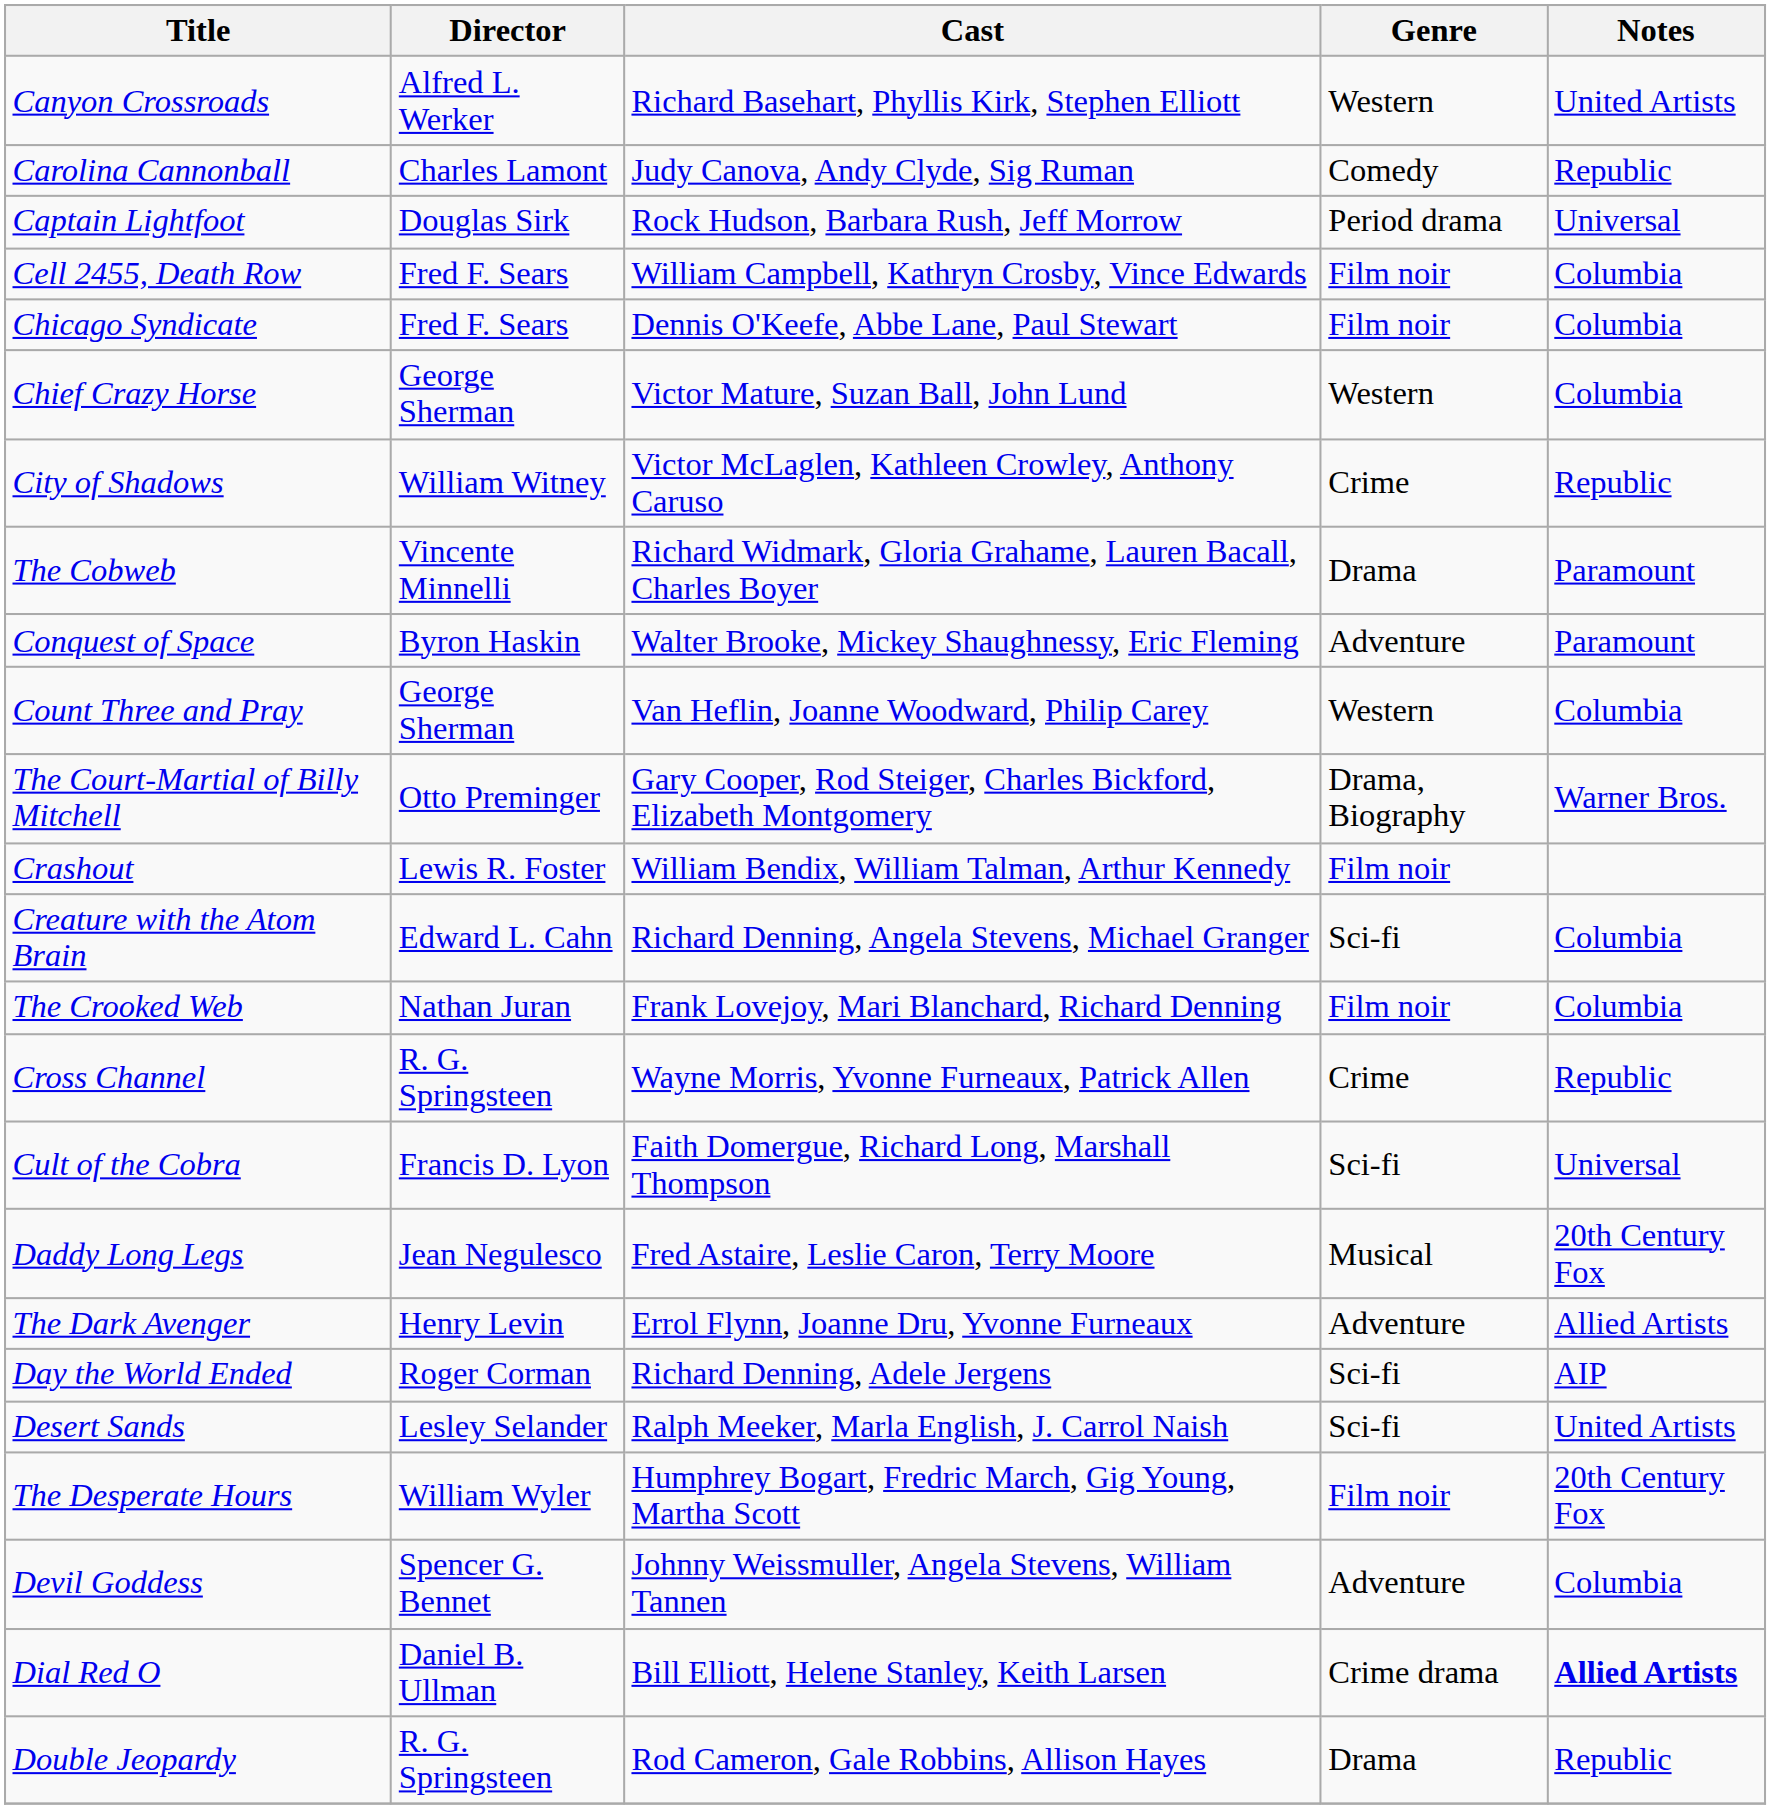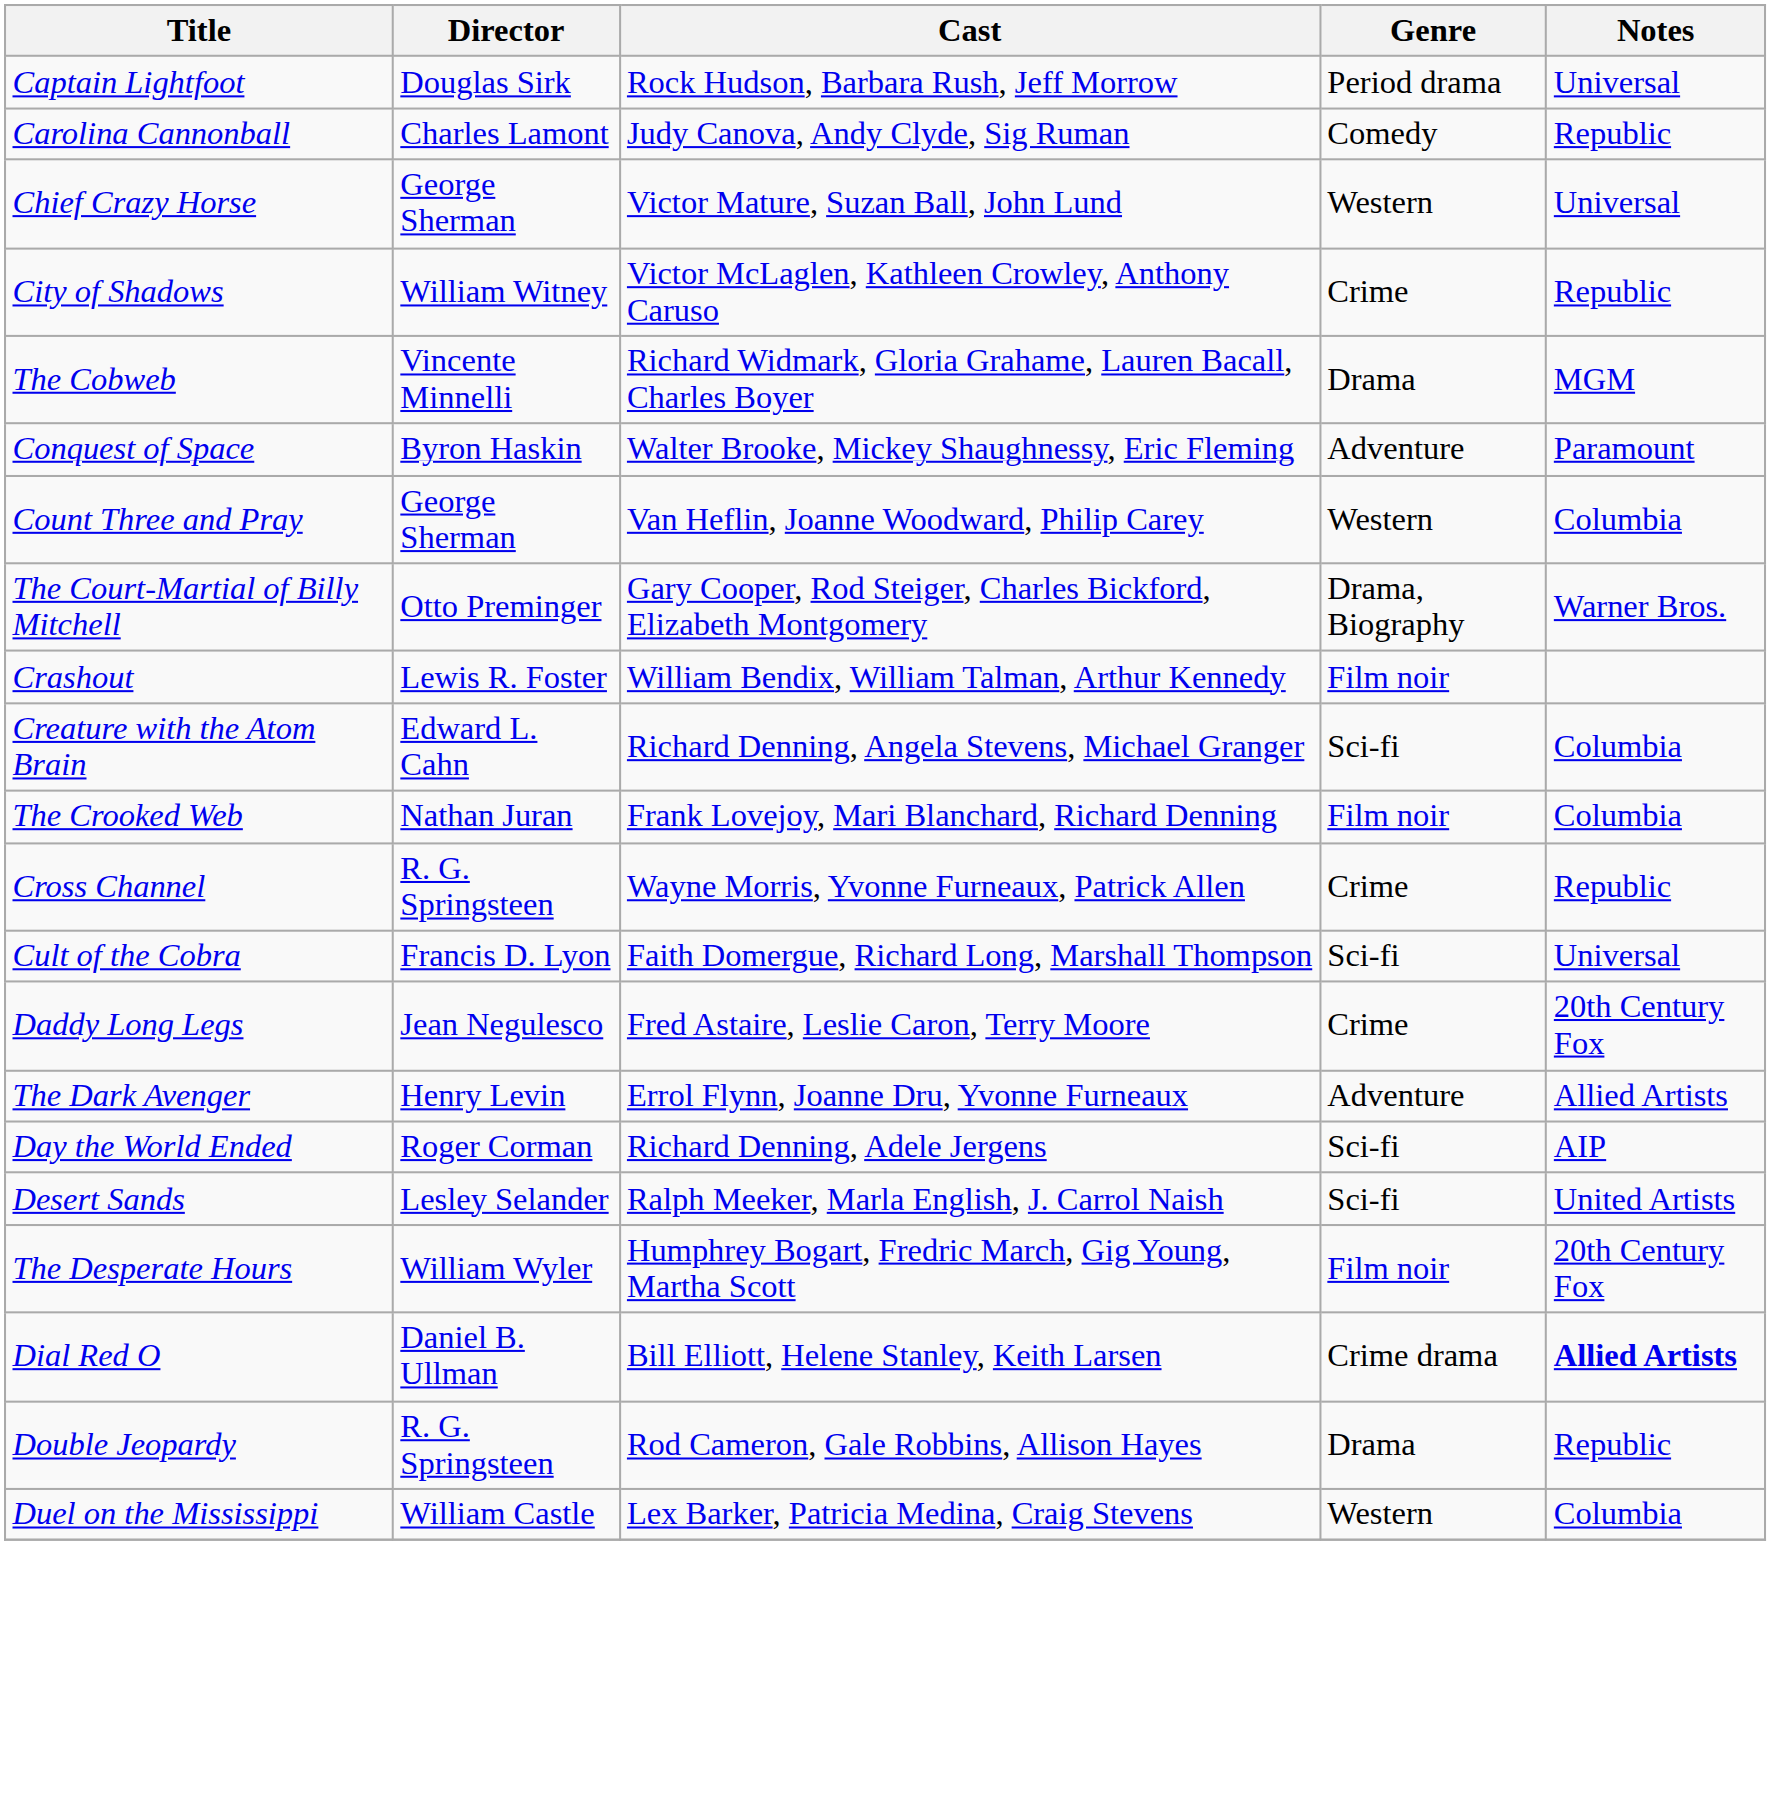- row: (141, 100)
rows swapped: (128, 221) <-> (151, 169)
- row: (157, 272)
- row: (135, 324)
(1618, 394) Columbia -> (1617, 203) Universal
(1625, 570) Paramount -> (1594, 379) MGM
(1381, 1253) Musical -> (1368, 1025) Crime
- row: (108, 1583)
+ row: (165, 1513)
